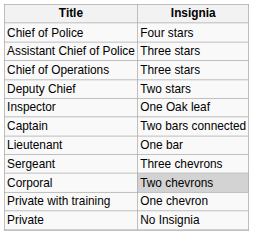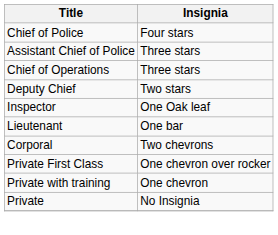- row: (28, 126)
- row: (31, 164)
(177, 182) lightgrey background -> (177, 145) no background
+ row: (55, 164)
